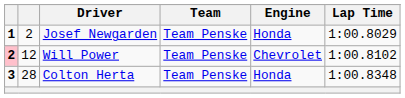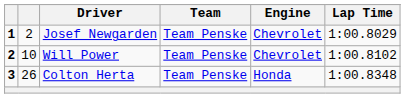(272, 36) Honda -> (288, 36) Chevrolet
(11, 56) pink background -> (11, 56) no background
(29, 56) 12 -> (29, 56) 10
(29, 77) 28 -> (29, 77) 26
